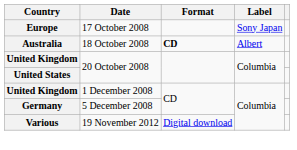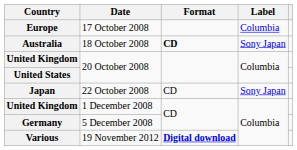(260, 28) Sony Japan -> (260, 28) Columbia
(250, 43) Albert -> (263, 43) Sony Japan
+ row: (42, 91)
(198, 122) normal -> (199, 138) bold
